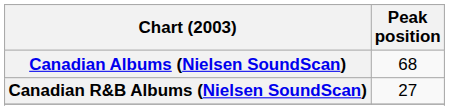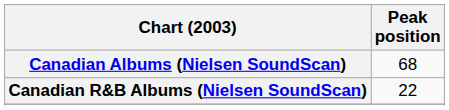(408, 90) 27 -> (408, 90) 22
